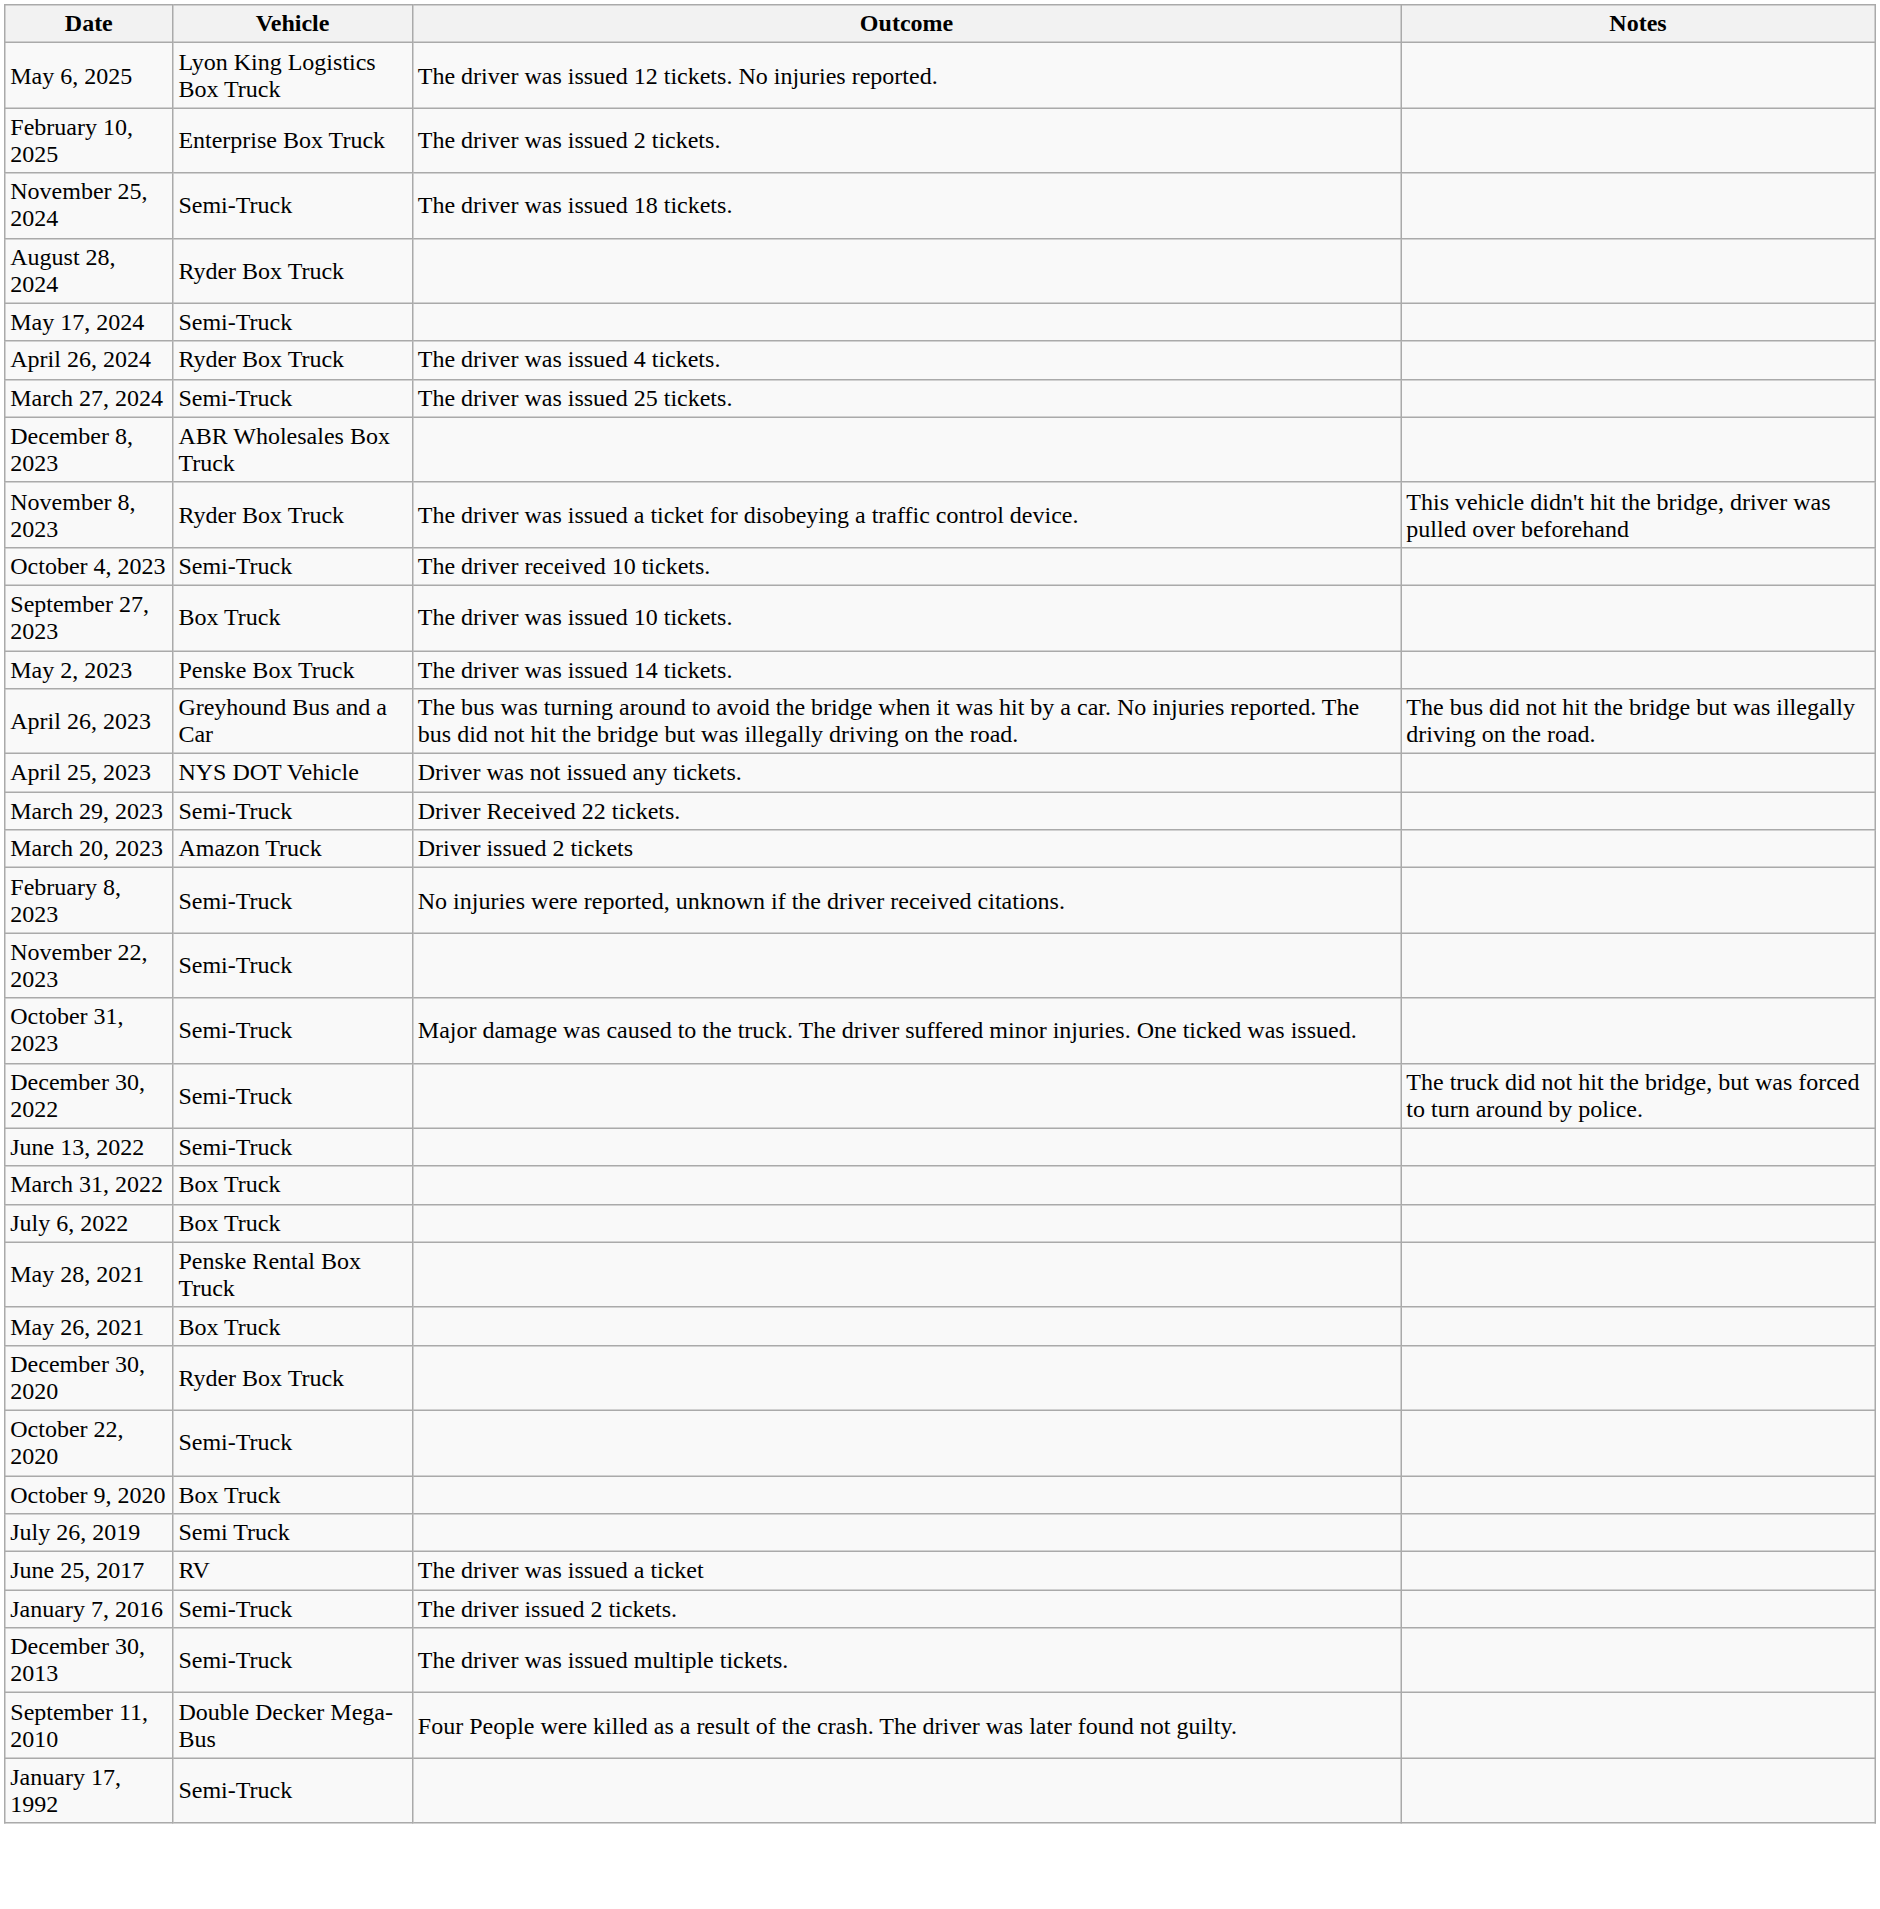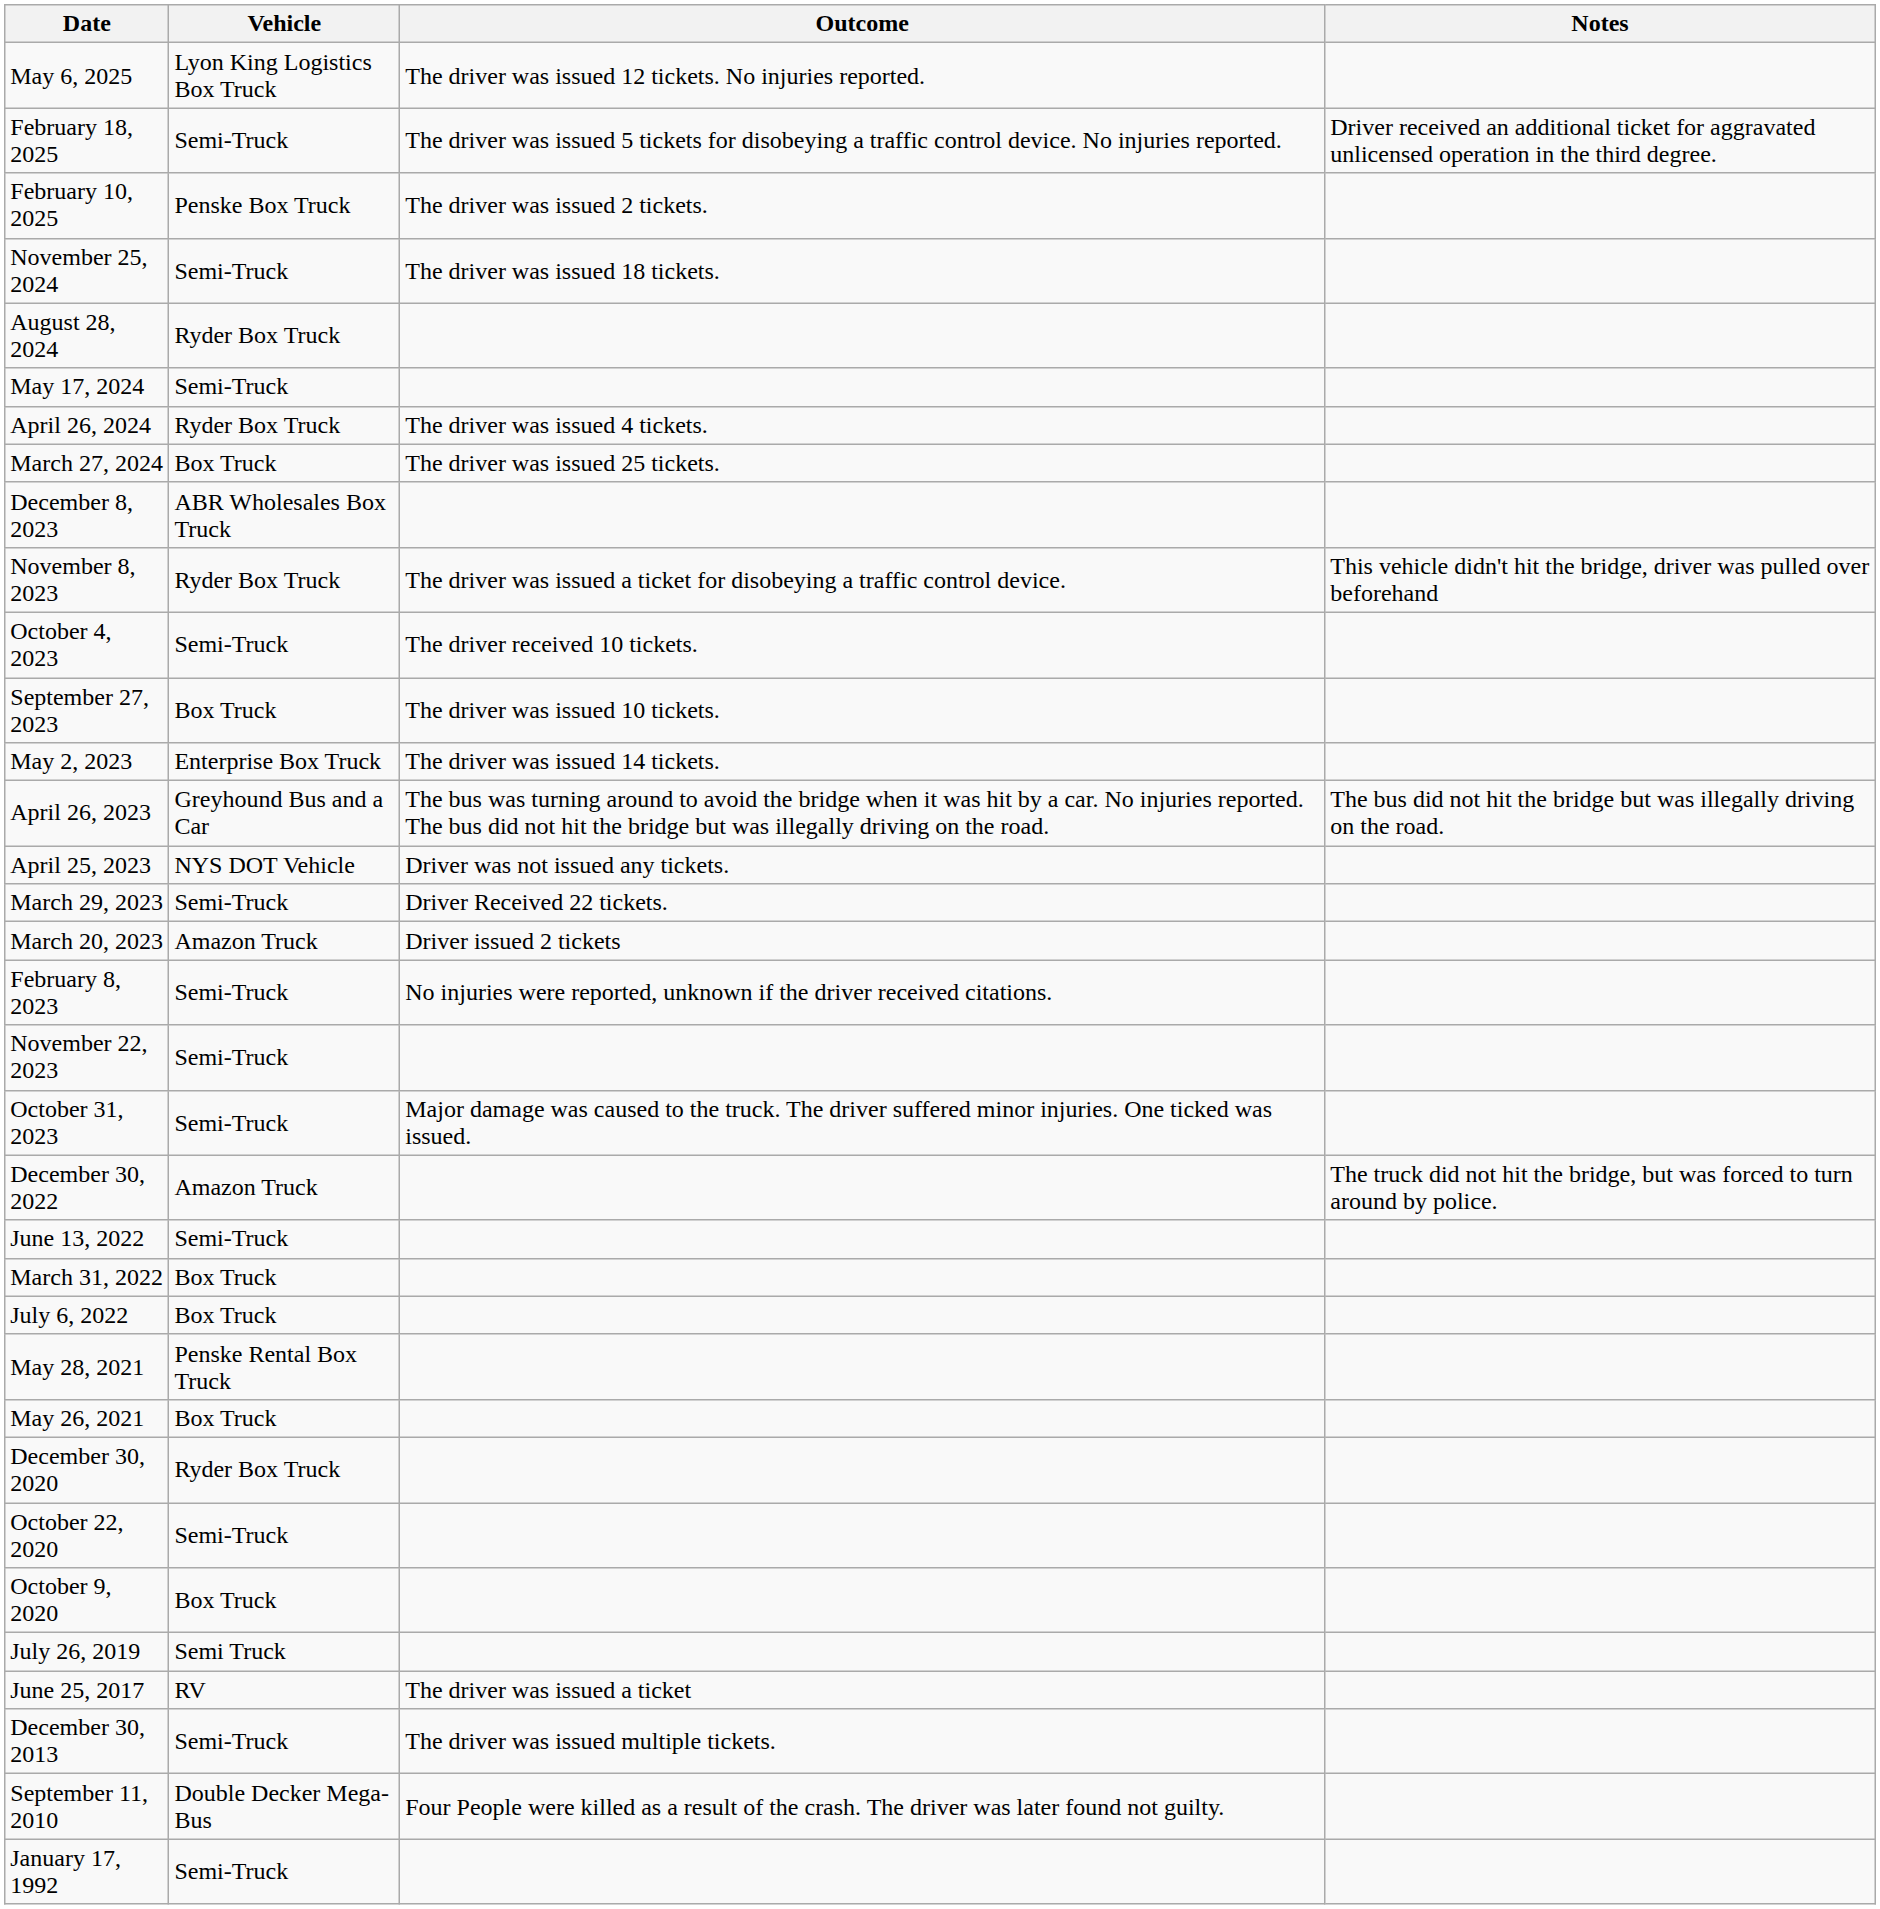+ row: (72, 140)
(282, 140) Enterprise Box Truck -> (262, 205) Penske Box Truck
(235, 397) Semi-Truck -> (225, 463) Box Truck
(266, 669) Penske Box Truck -> (278, 761) Enterprise Box Truck
(235, 1095) Semi-Truck -> (246, 1187) Amazon Truck
- row: (87, 1608)
